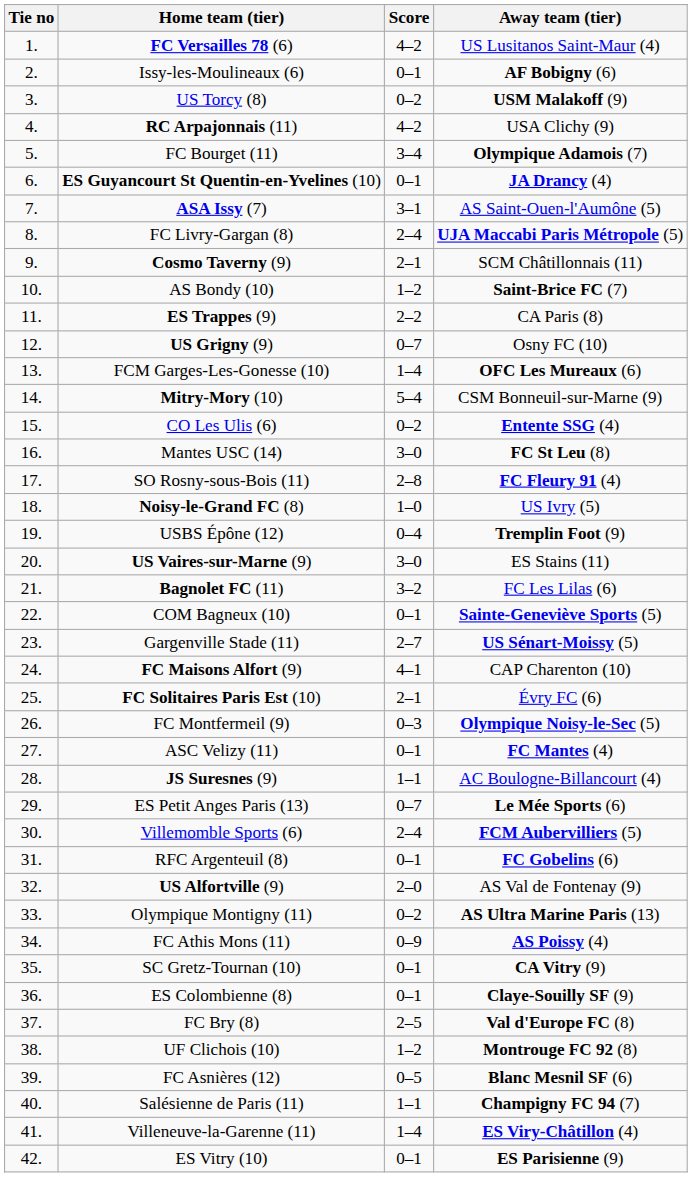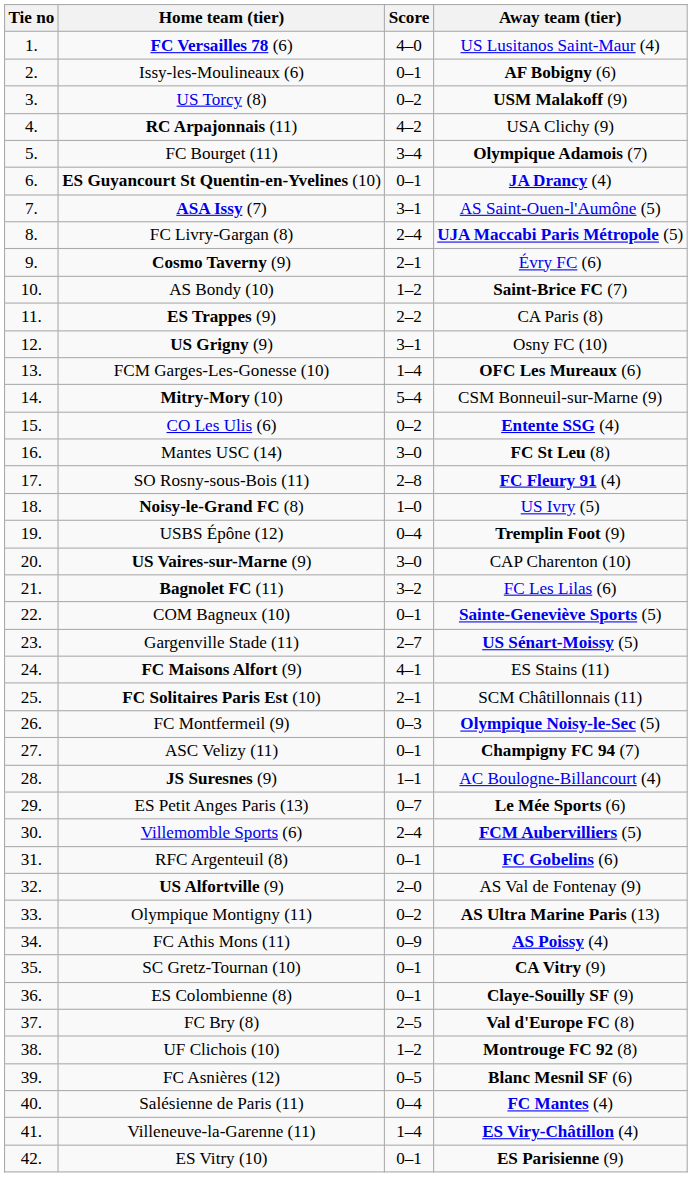(409, 45) 4–2 -> (409, 45) 4–0
(560, 262) SCM Châtillonnais (11) -> (560, 262) Évry FC (6)
(409, 343) 0–7 -> (409, 343) 3–1
(560, 561) ES Stains (11) -> (560, 561) CAP Charenton (10)
(560, 669) CAP Charenton (10) -> (560, 669) ES Stains (11)
(560, 696) Évry FC (6) -> (560, 696) SCM Châtillonnais (11)
(560, 751) FC Mantes (4) -> (560, 751) Champigny FC 94 (7)
(409, 1104) 1–1 -> (409, 1104) 0–4
(560, 1104) Champigny FC 94 (7) -> (560, 1104) FC Mantes (4)
